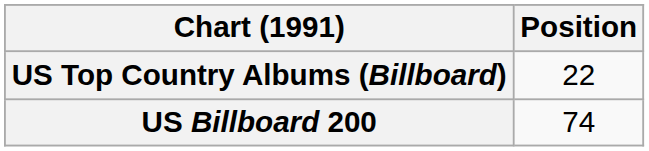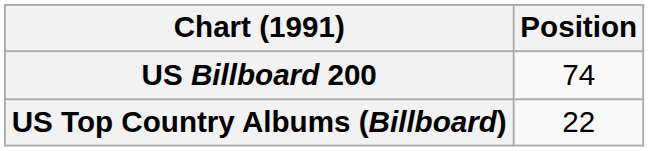rows swapped: (259, 121) <-> (259, 74)
